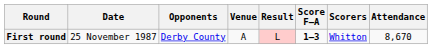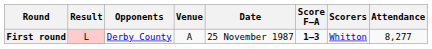columns swapped: (113, 17) <-> (277, 17)
(398, 37) 8,670 -> (398, 37) 8,277
